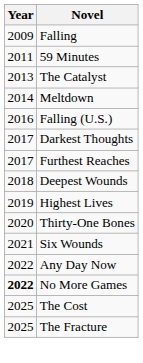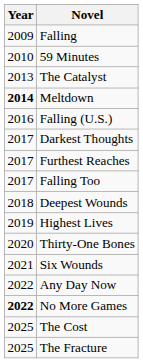(20, 56) 2011 -> (21, 56) 2010
(21, 98) normal -> (21, 98) bold
+ row: (70, 181)
